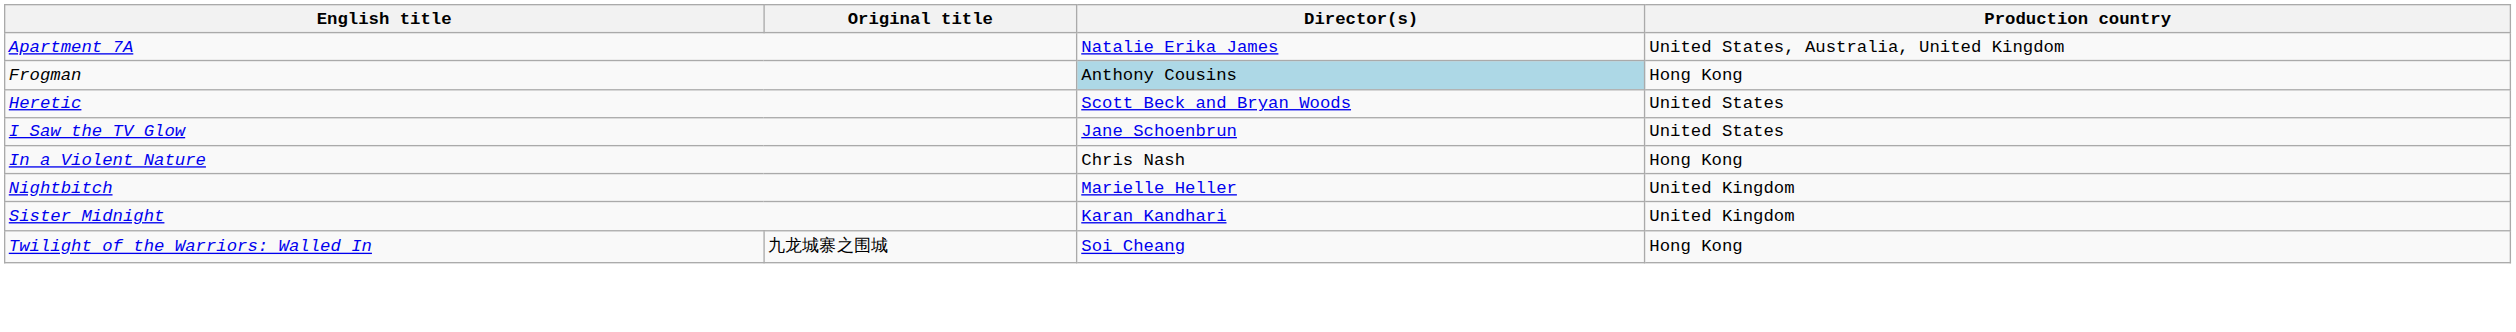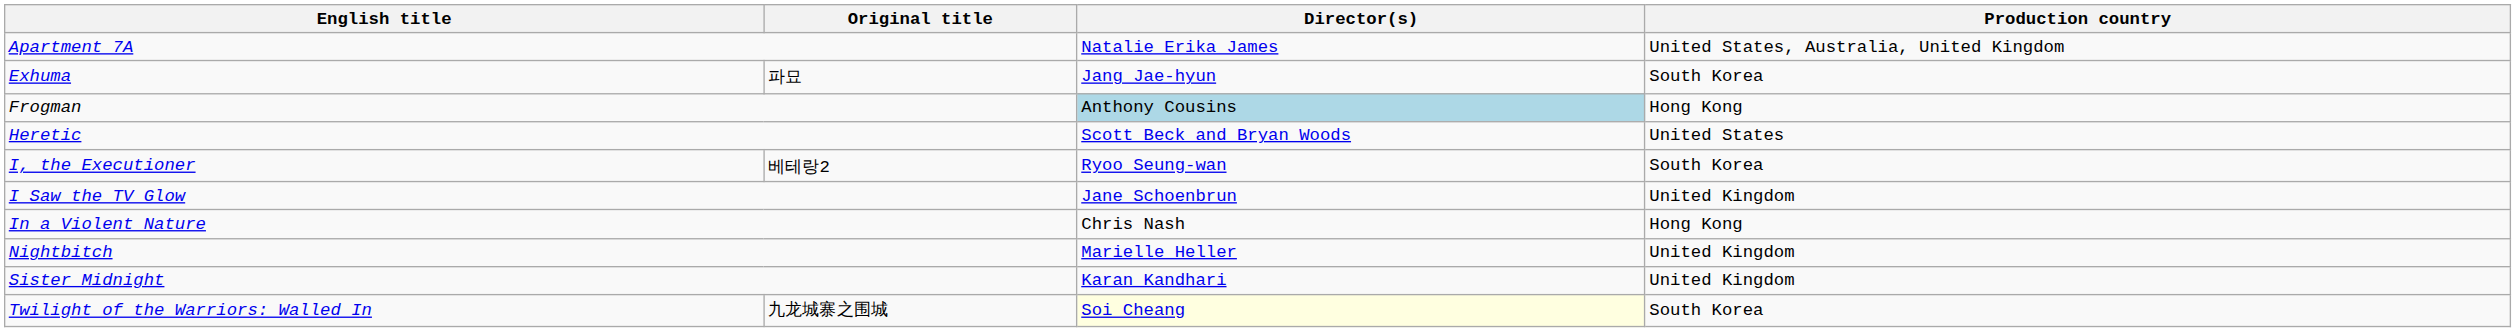+ row: (40, 77)
+ row: (102, 166)
(1717, 131) United States -> (1722, 196) United Kingdom
(1133, 246) no background -> (1133, 311) lightyellow background
(1696, 246) Hong Kong -> (1706, 311) South Korea
